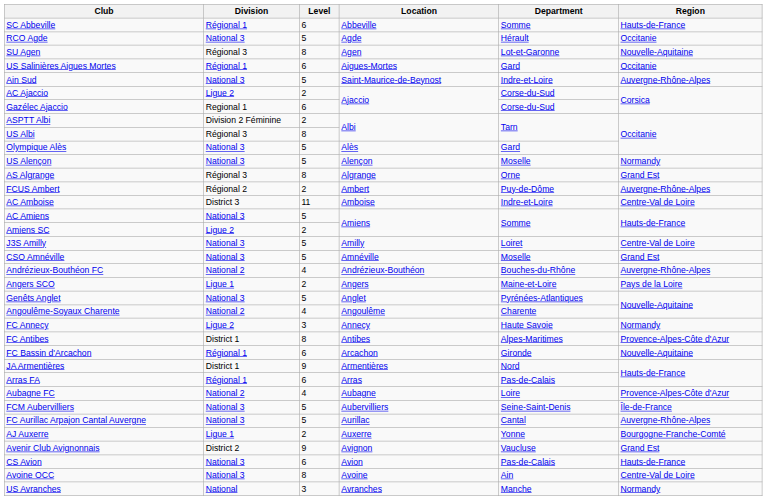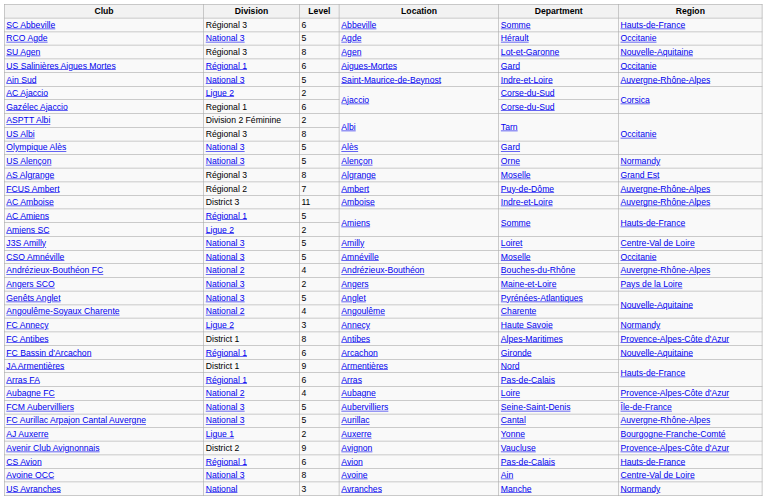(226, 25) Régional 1 -> (226, 25) Régional 3
(516, 162) Moselle -> (510, 162) Orne
(510, 175) Orne -> (516, 175) Moselle
(304, 189) 2 -> (304, 189) 7
(658, 203) Centre-Val de Loire -> (665, 203) Auvergne-Rhône-Alpes
(225, 216) National 3 -> (226, 216) Régional 1
(640, 257) Grand Est -> (639, 257) Occitanie
(220, 285) Ligue 1 -> (225, 285) National 3
(640, 448) Grand Est -> (675, 448) Provence-Alpes-Côte d'Azur
(225, 462) National 3 -> (226, 462) Régional 1
